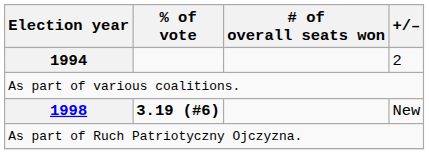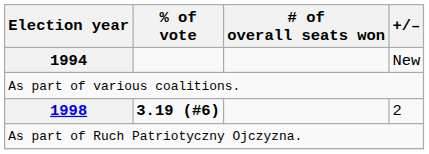(397, 60) 2 -> (406, 60) New
(406, 111) New -> (397, 111) 2
